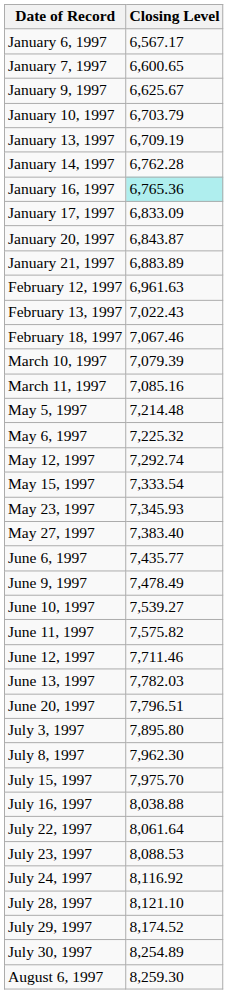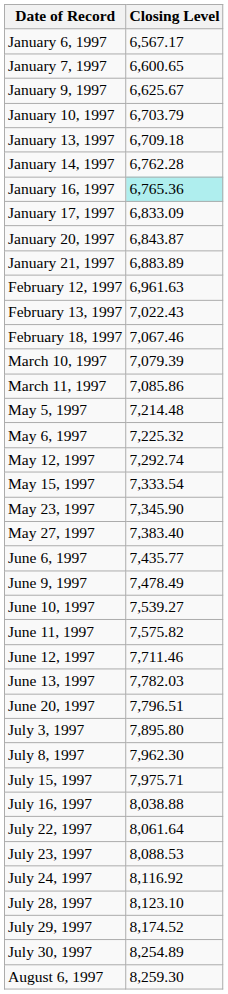(157, 139) 6,709.19 -> (157, 139) 6,709.18
(157, 386) 7,085.16 -> (157, 386) 7,085.86
(157, 509) 7,345.93 -> (157, 509) 7,345.90
(157, 779) 7,975.70 -> (157, 779) 7,975.71
(157, 902) 8,121.10 -> (157, 902) 8,123.10
